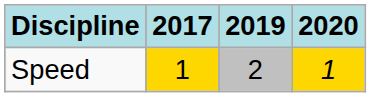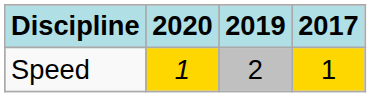columns swapped: (182, 26) <-> (328, 26)
